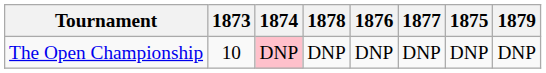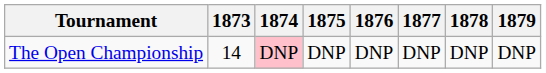columns swapped: (469, 20) <-> (326, 20)
(231, 52) 10 -> (231, 52) 14
